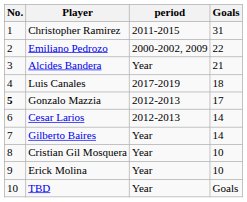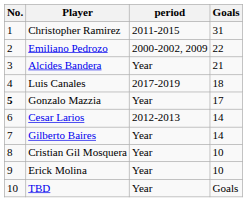(156, 100) 2012-2013 -> (142, 100) Year
